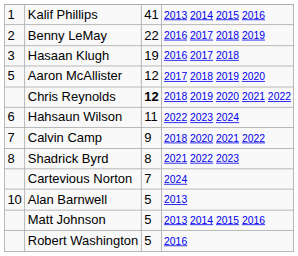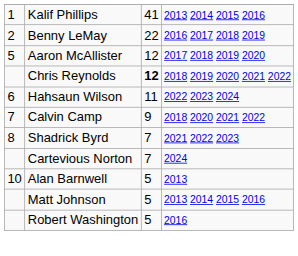- row: (68, 55)
(148, 158) 8 -> (148, 138) 7
